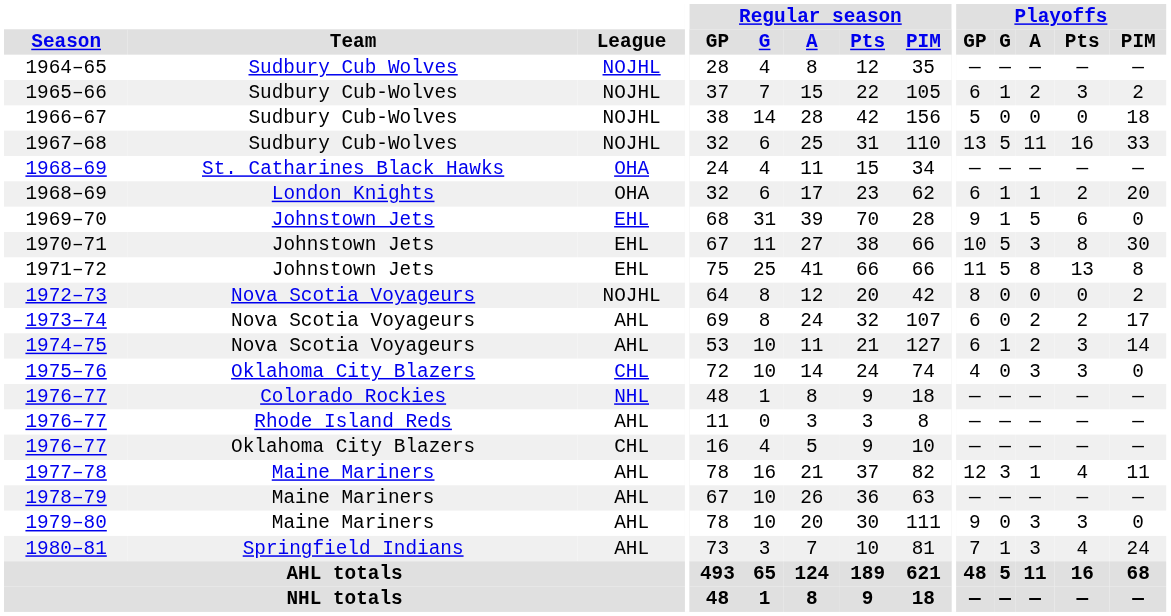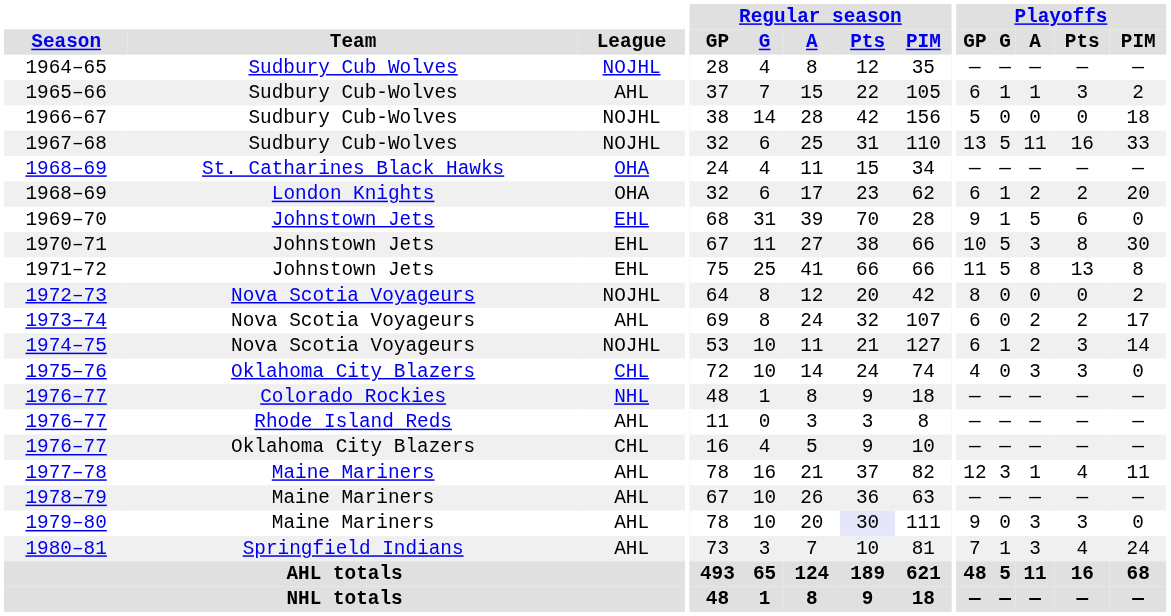(632, 93) NOJHL -> (632, 93) AHL
(1035, 93) 2 -> (1035, 93) 1
(1035, 194) 1 -> (1035, 194) 2
(632, 346) AHL -> (632, 346) NOJHL
(868, 523) no background -> (868, 523) lavender background
